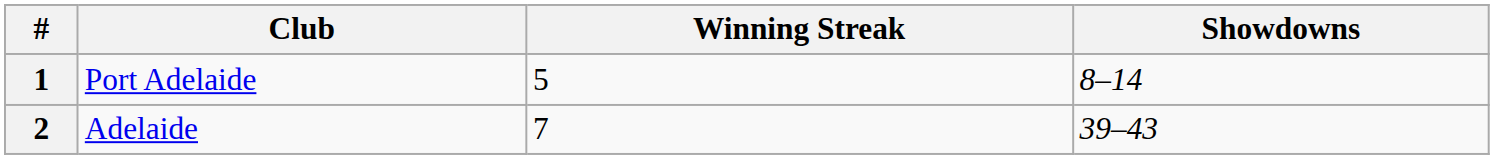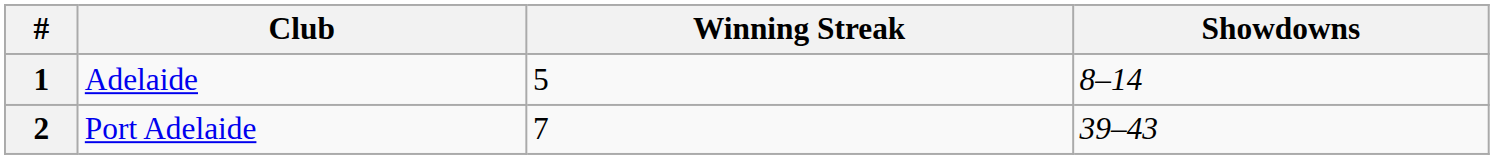(171, 79) Port Adelaide -> (141, 79) Adelaide
(141, 128) Adelaide -> (171, 128) Port Adelaide
